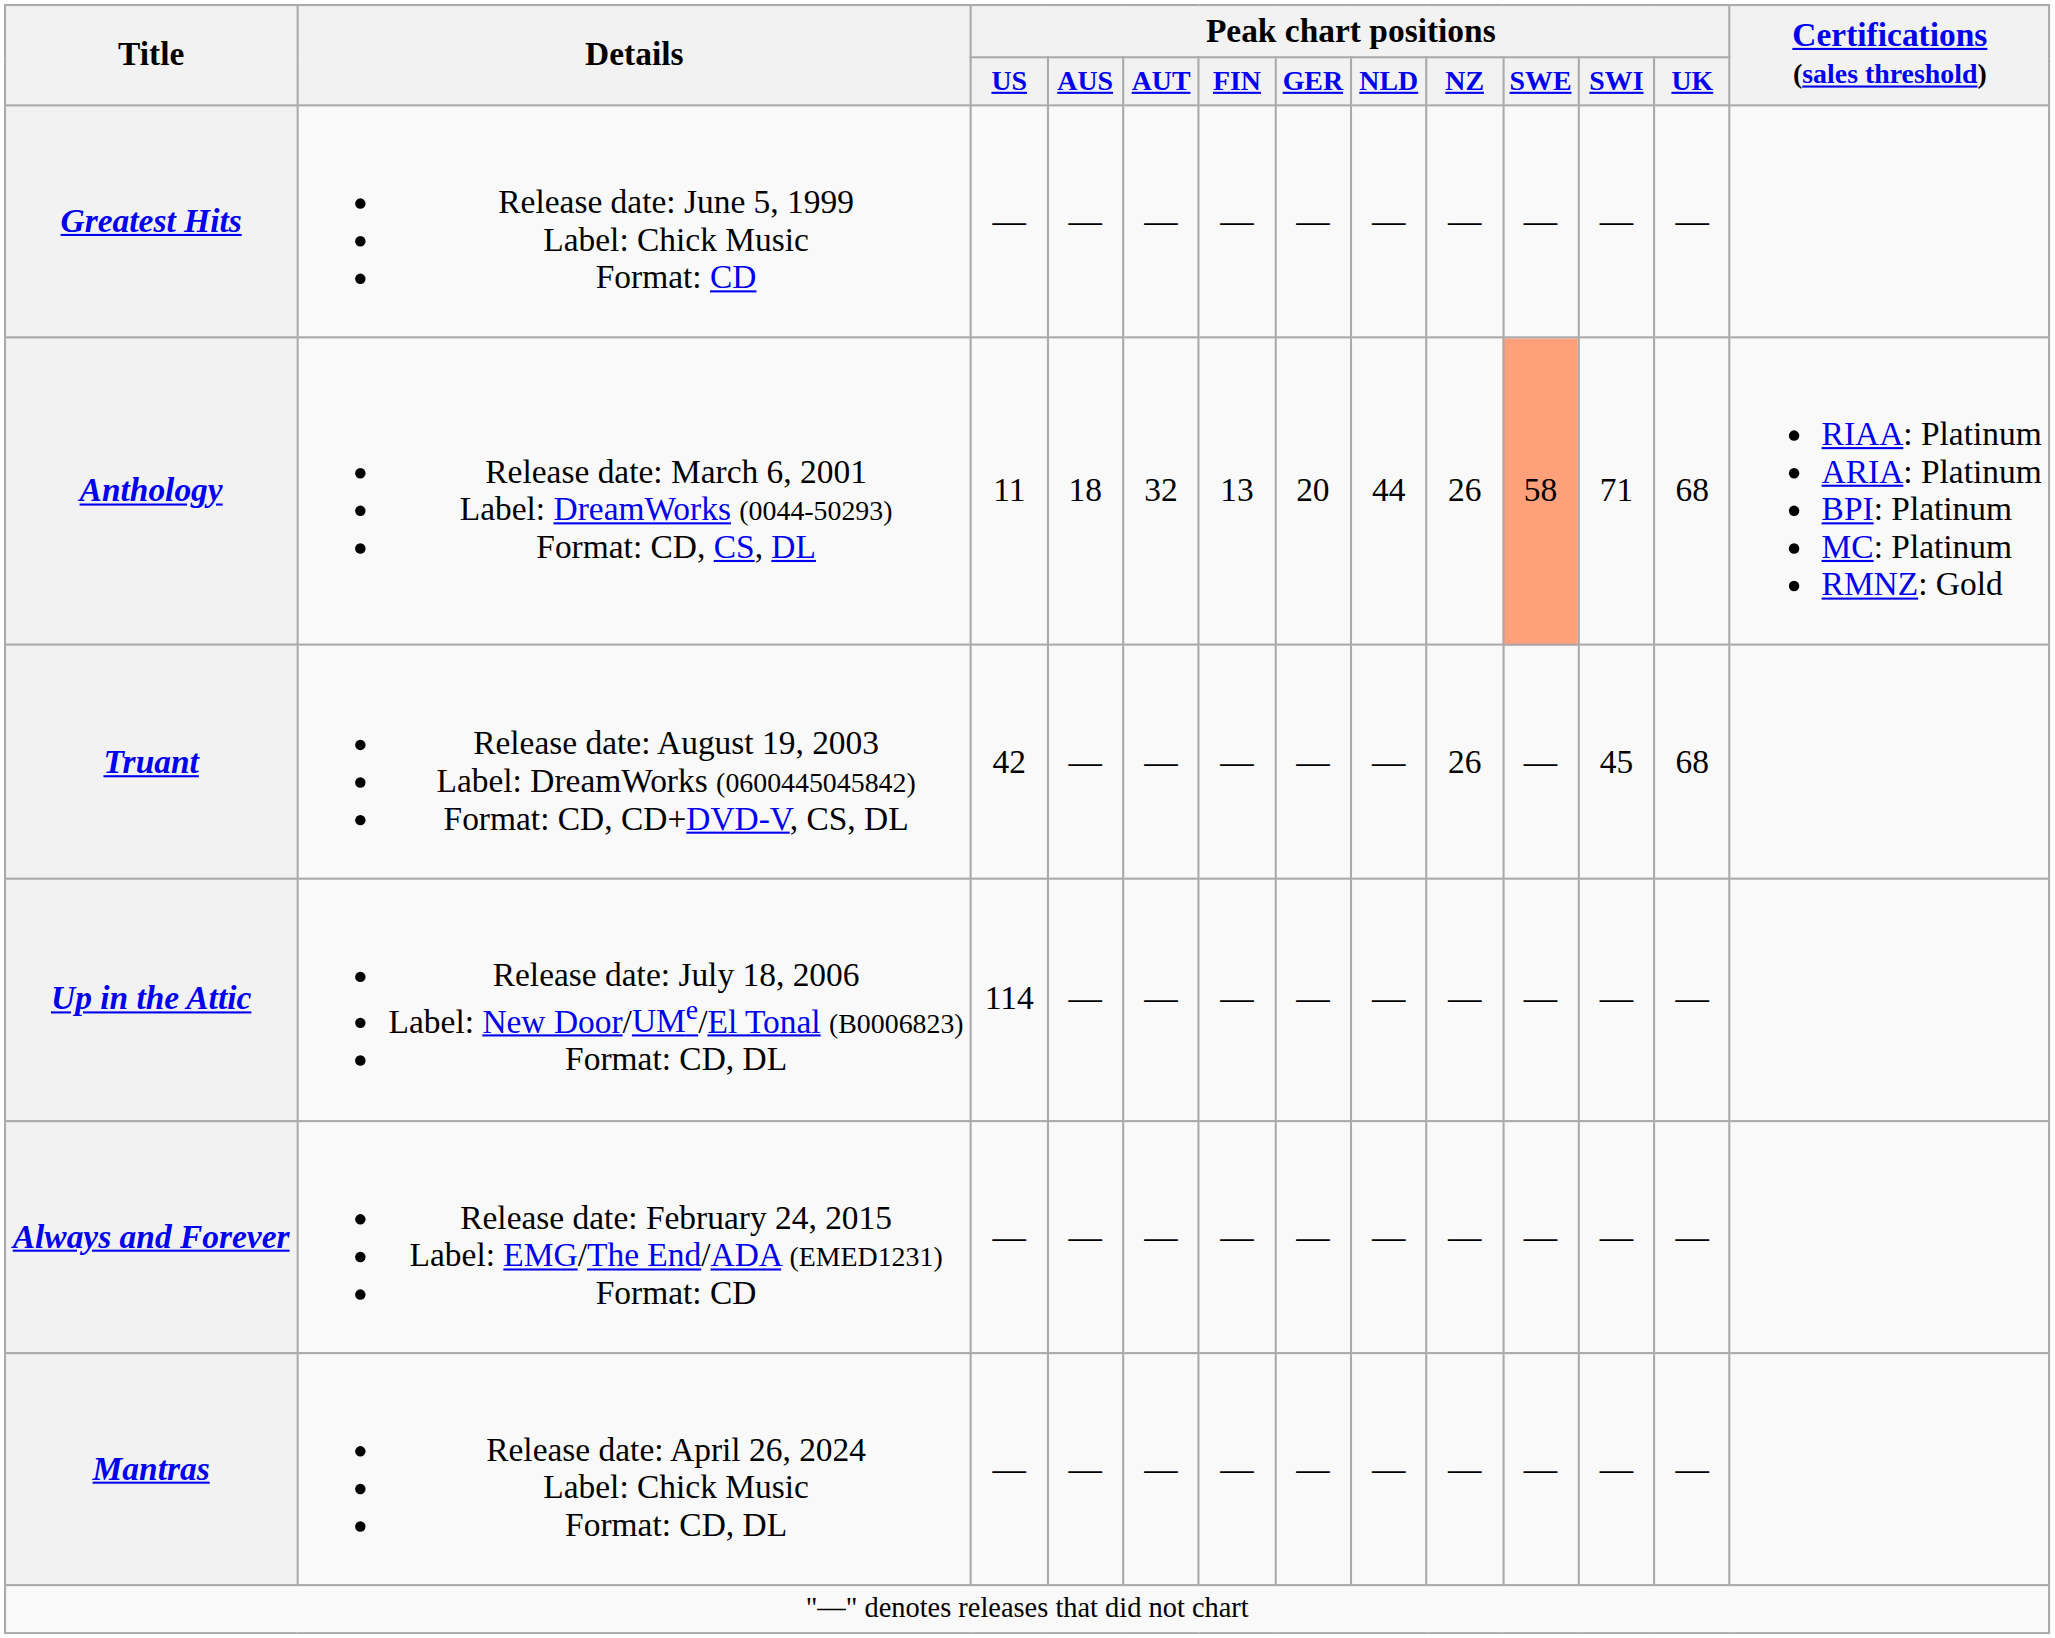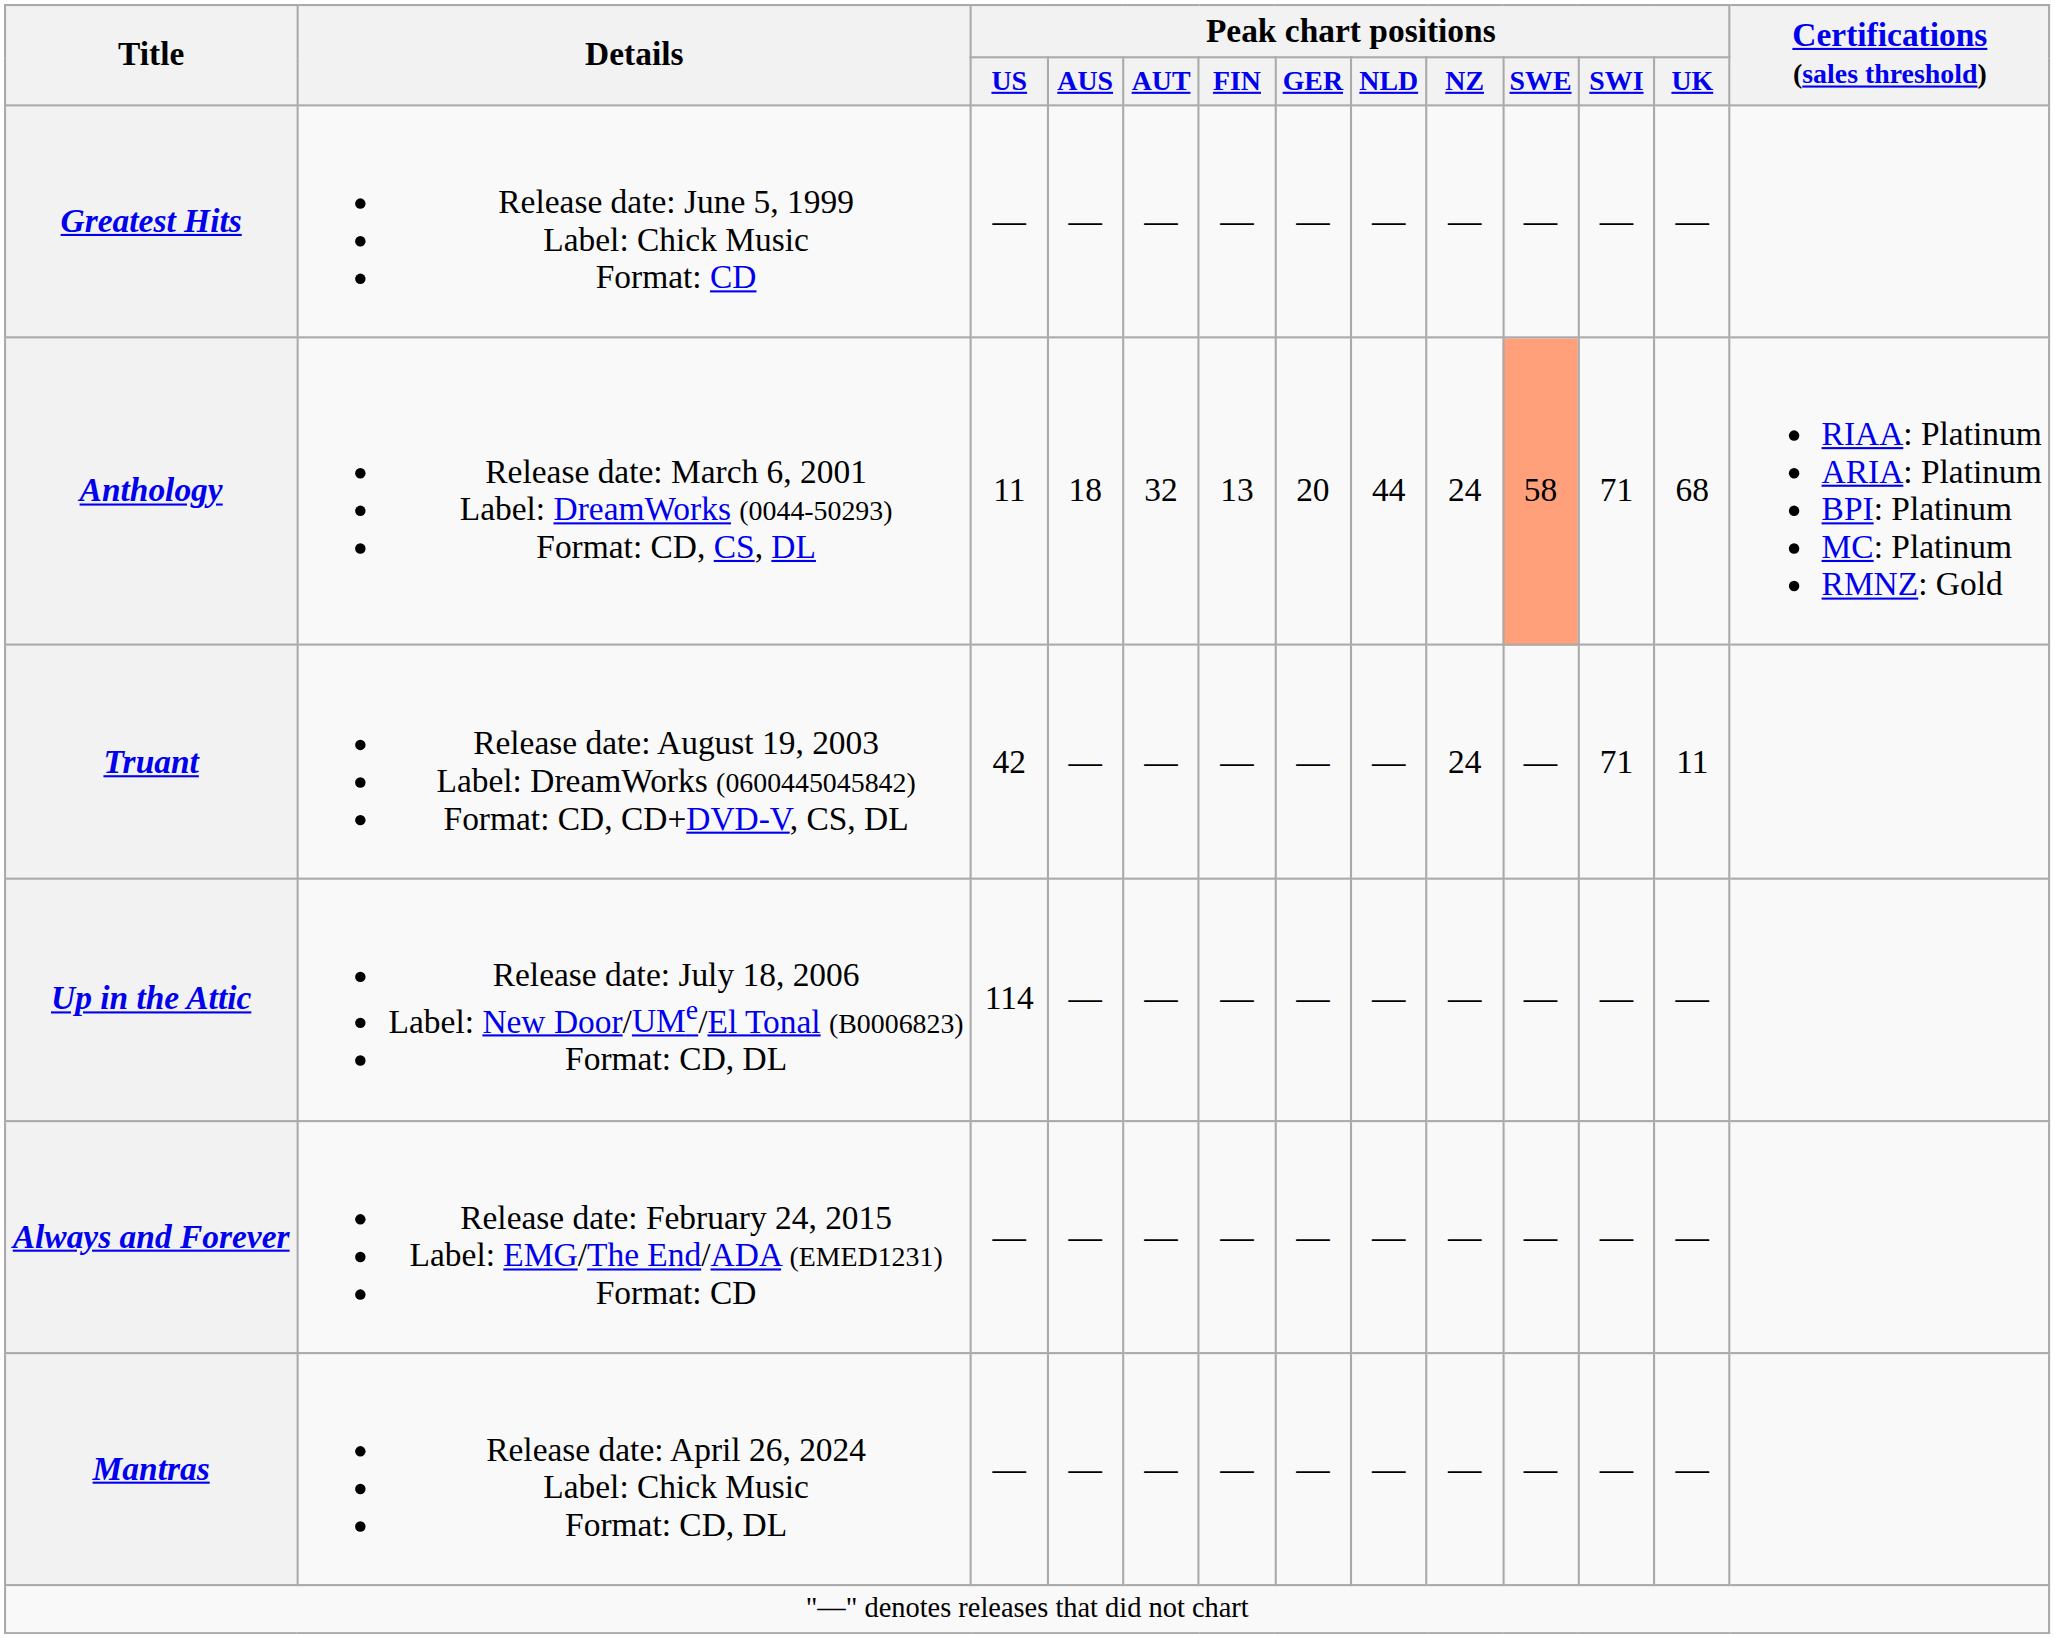(1465, 490) 26 -> (1465, 490) 24
(1465, 761) 26 -> (1465, 761) 24
(1616, 761) 45 -> (1616, 761) 71
(1692, 761) 68 -> (1692, 761) 11
